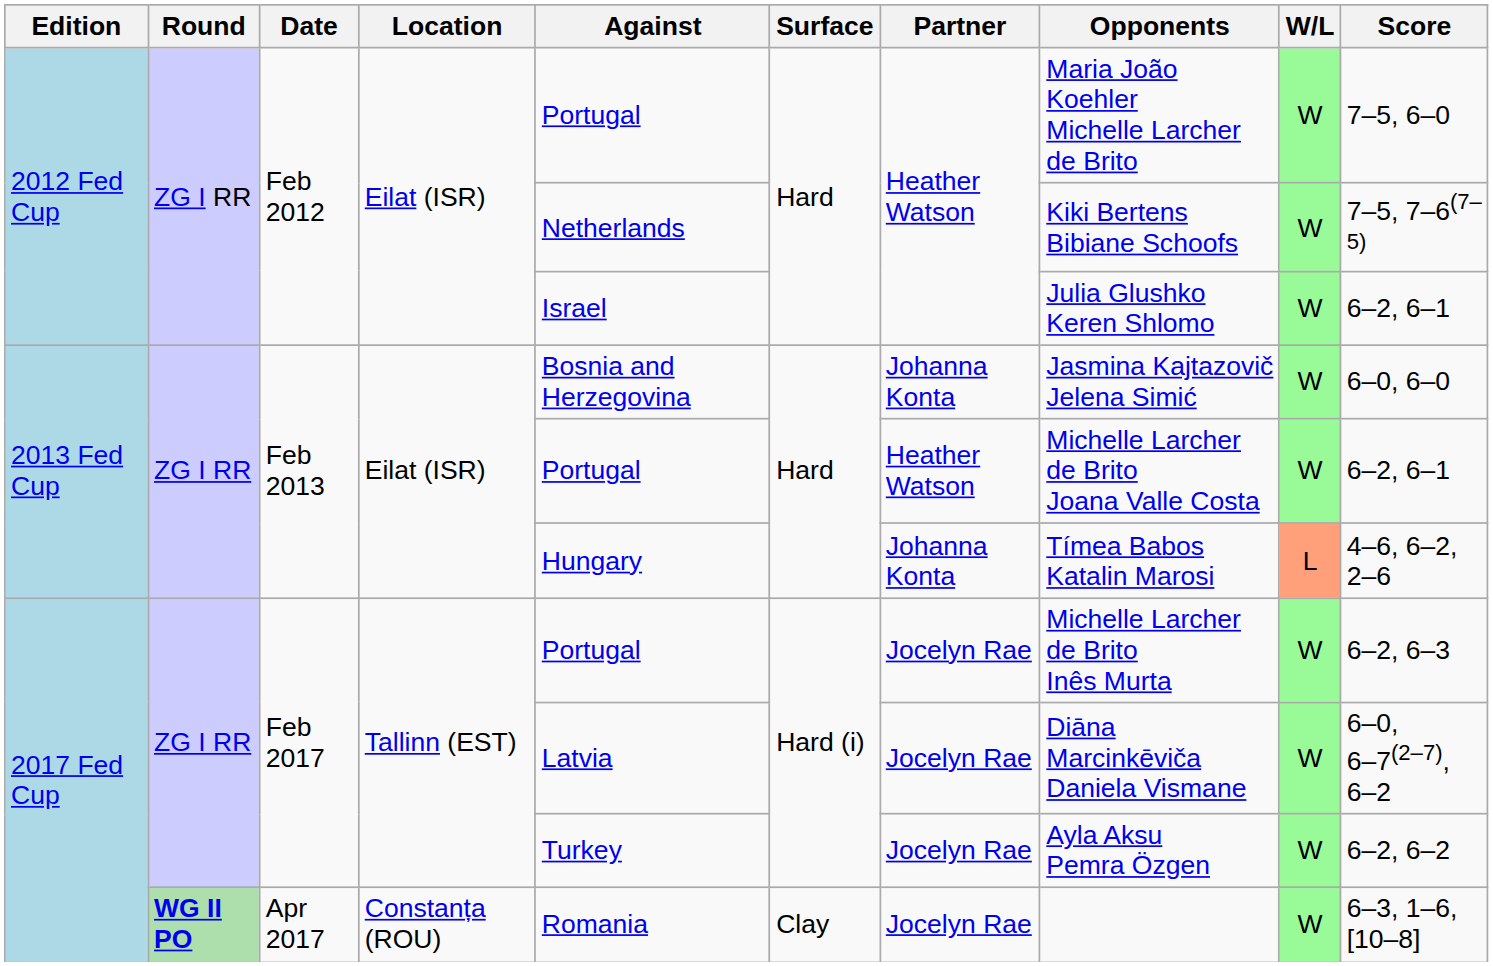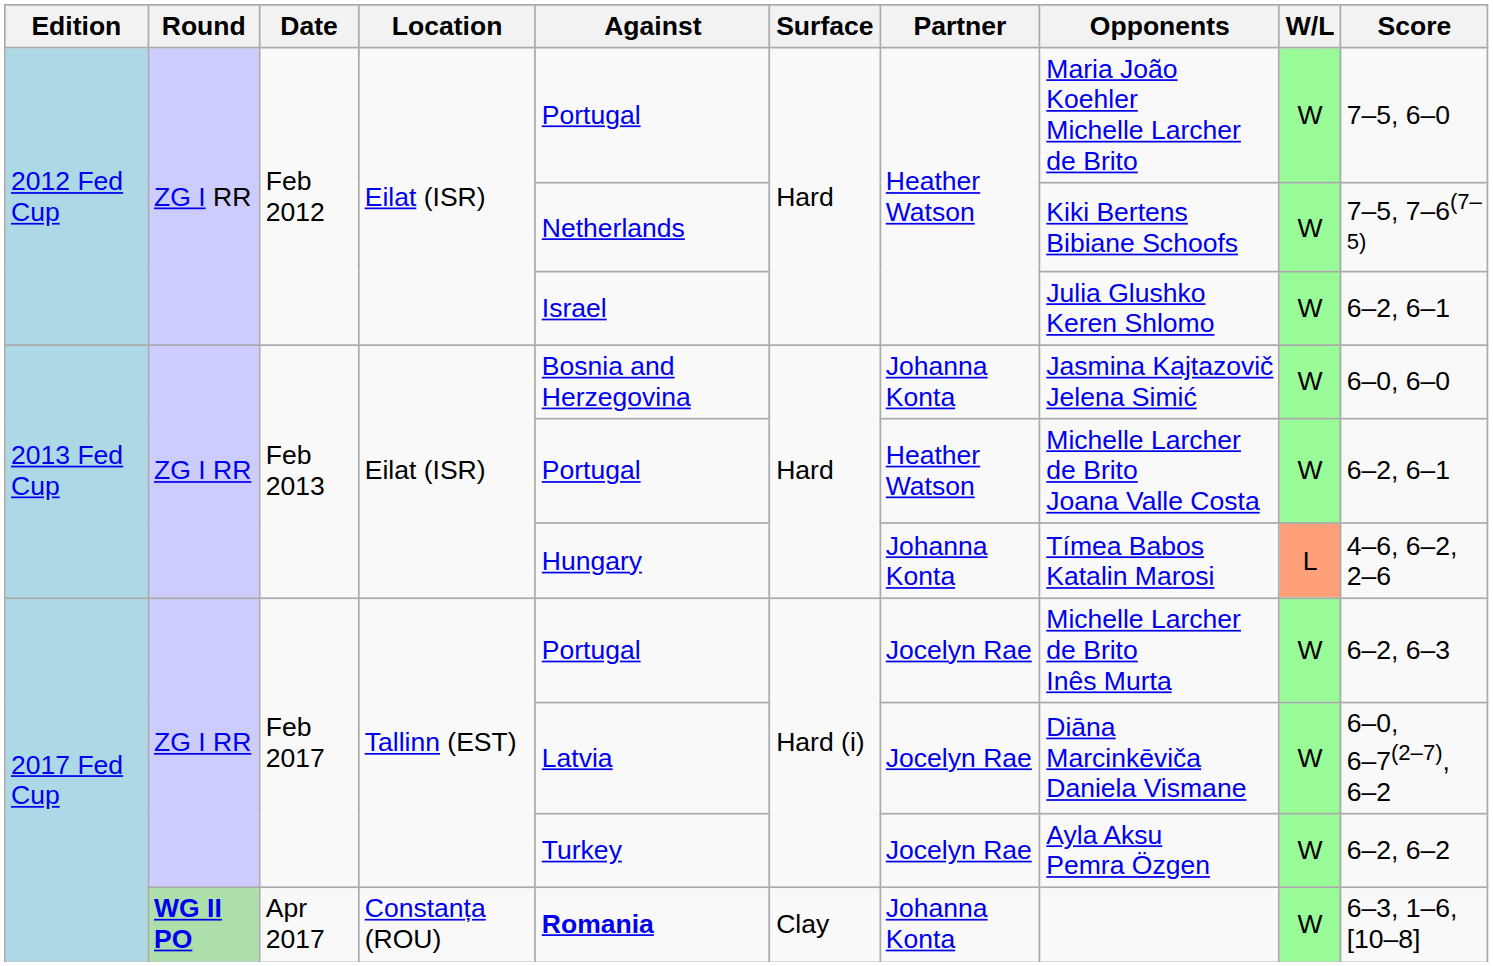(595, 923) normal -> (598, 923) bold
(959, 923) Jocelyn Rae -> (937, 923) Johanna Konta
